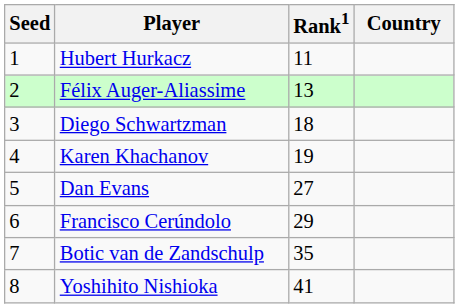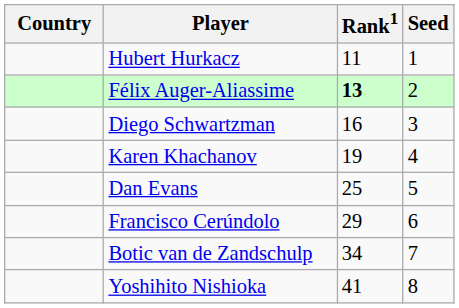columns swapped: (404, 23) <-> (30, 23)
(303, 91) normal -> (352, 91) bold
(303, 123) 18 -> (352, 123) 16
(303, 188) 27 -> (352, 188) 25
(303, 253) 35 -> (352, 253) 34
